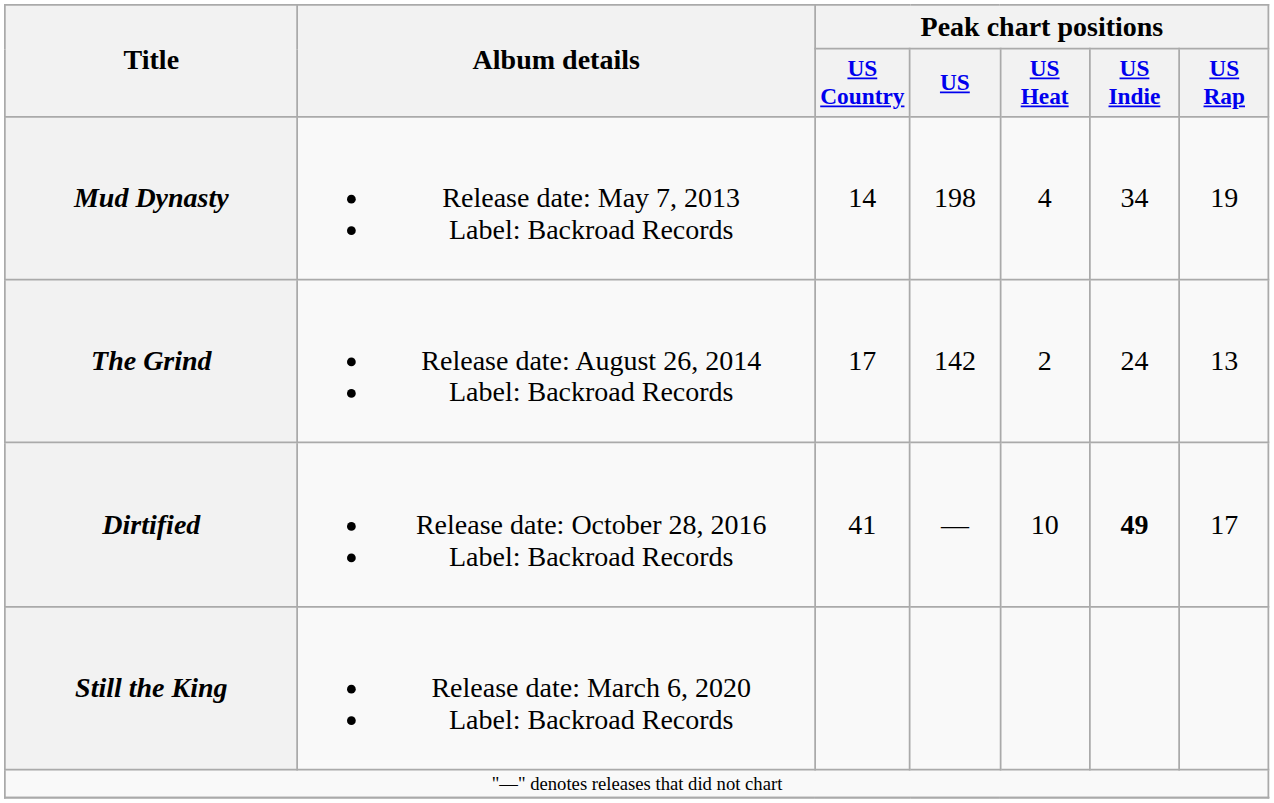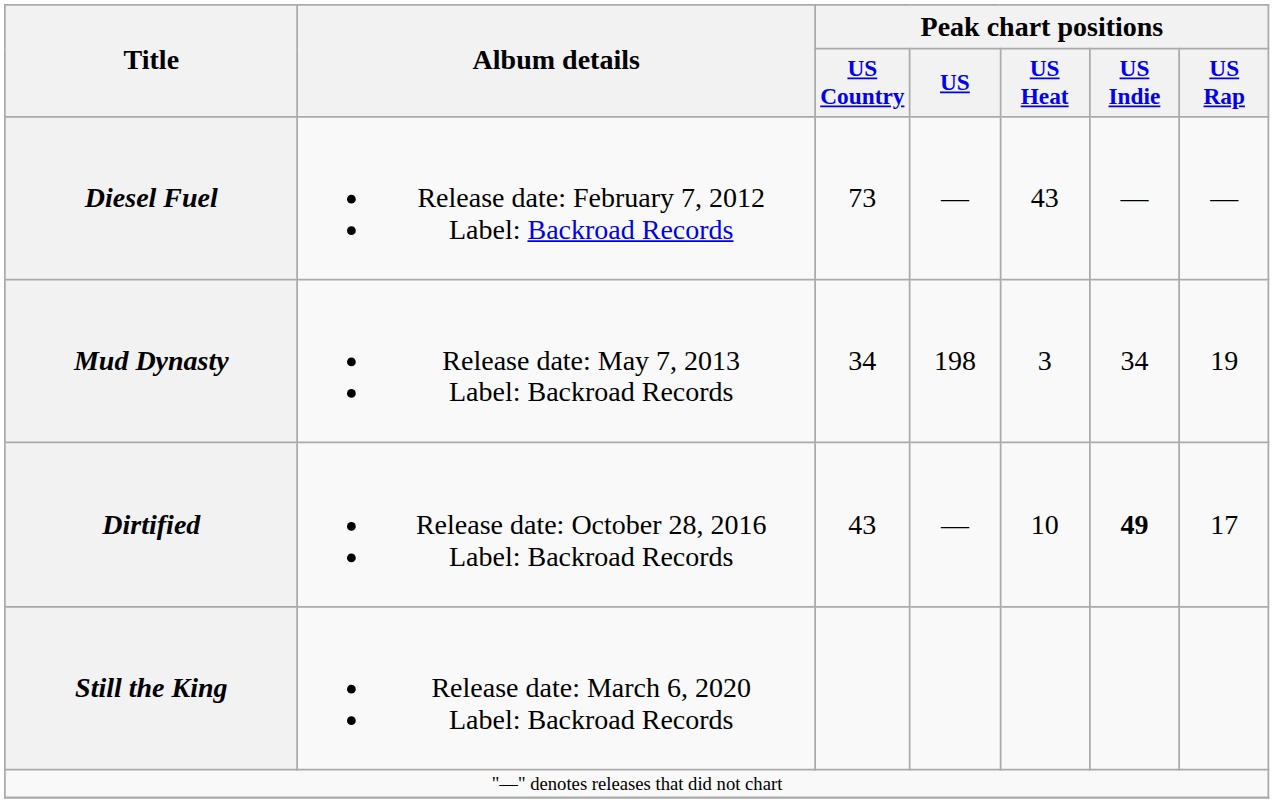+ row: (151, 197)
(862, 197) 14 -> (862, 361) 34
(1045, 197) 4 -> (1045, 361) 3
- row: (151, 361)
(862, 524) 41 -> (862, 524) 43
